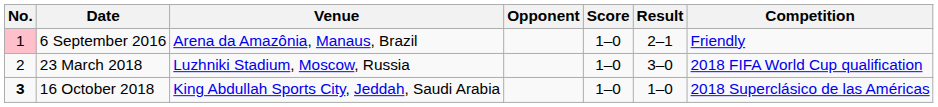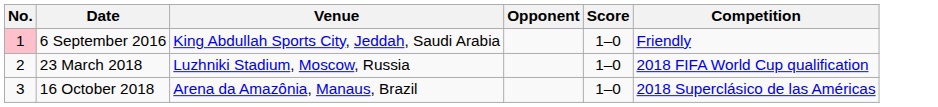- column: (660, 16)
(295, 41) Arena da Amazônia, Manaus, Brazil -> (337, 41) King Abdullah Sports City, Jeddah, Saudi Arabia
(20, 89) bold -> (20, 89) normal
(337, 89) King Abdullah Sports City, Jeddah, Saudi Arabia -> (295, 89) Arena da Amazônia, Manaus, Brazil
